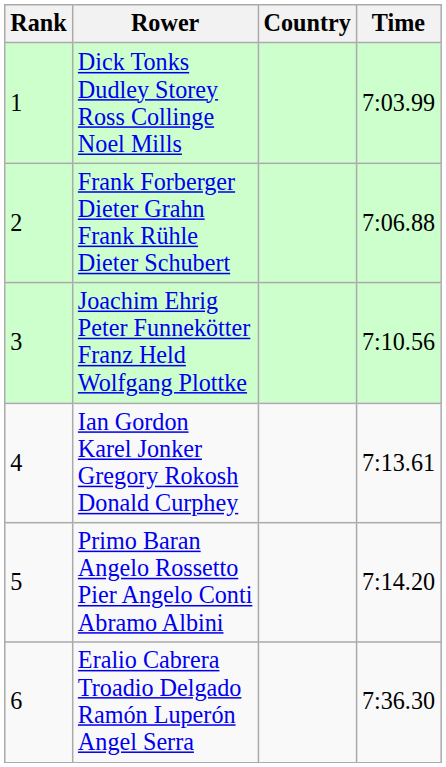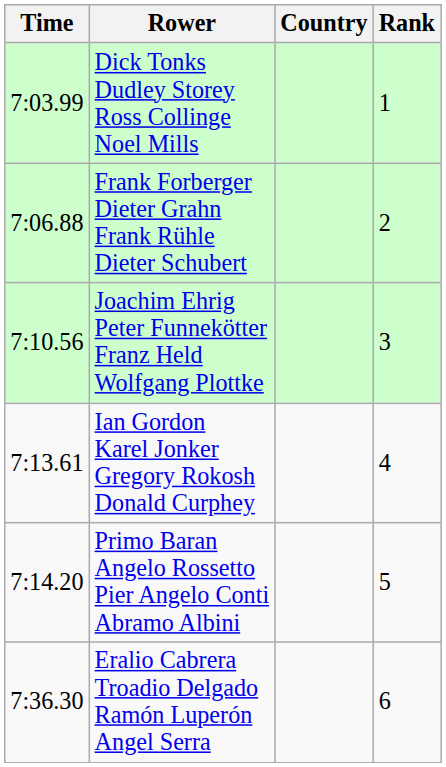columns swapped: (39, 23) <-> (398, 23)
